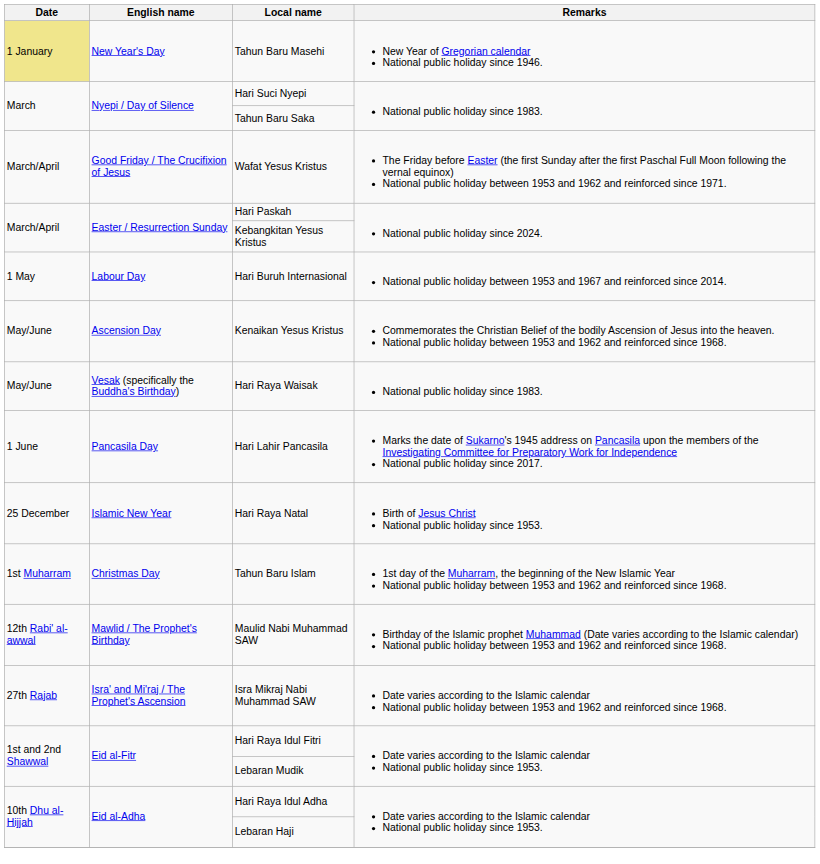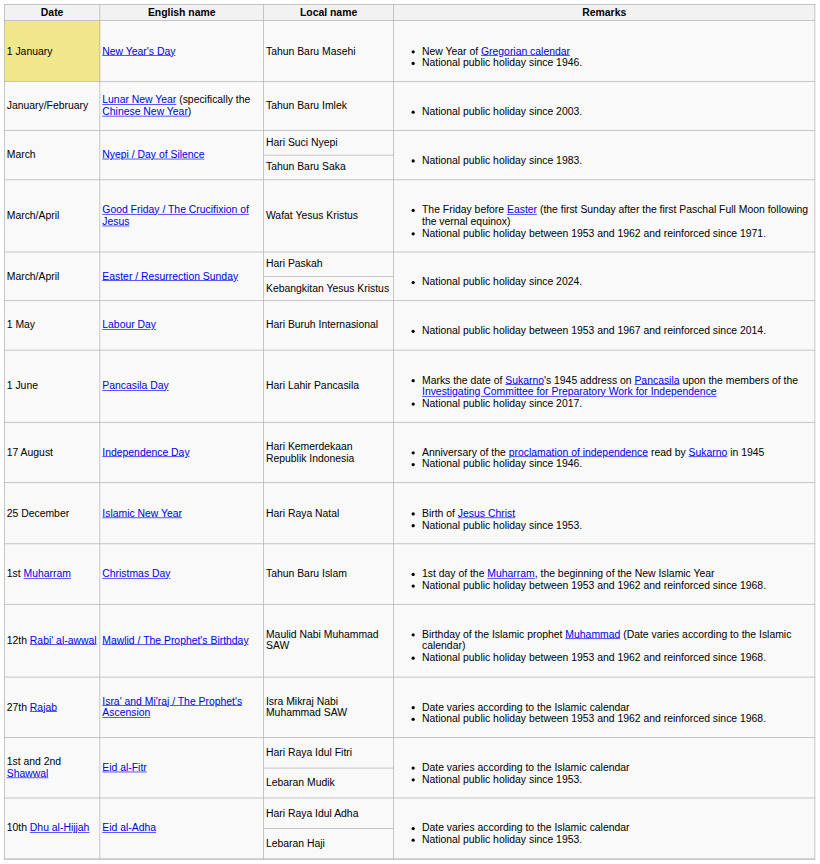+ row: (306, 106)
- row: (289, 331)
- row: (276, 386)
+ row: (310, 452)
